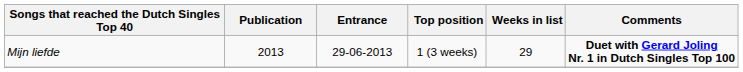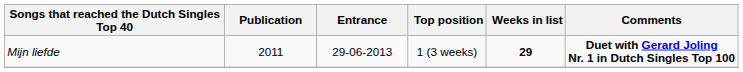(271, 51) 2013 -> (271, 51) 2011
(526, 51) normal -> (526, 51) bold
